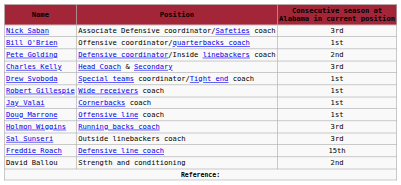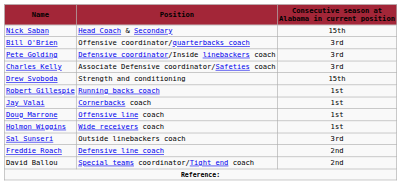(177, 31) Associate Defensive coordinator/Safeties coach -> (125, 31) Head Coach & Secondary
(337, 31) 3rd -> (337, 31) 15th
(337, 43) 1st -> (337, 43) 3rd
(337, 54) 2nd -> (337, 54) 3rd
(125, 66) Head Coach & Secondary -> (177, 66) Associate Defensive coordinator/Safeties coach
(166, 78) Special teams coordinator/Tight end coach -> (132, 78) Strength and conditioning
(337, 78) 1st -> (337, 78) 15th
(121, 90) Wide receivers coach -> (119, 90) Running backs coach
(119, 126) Running backs coach -> (121, 126) Wide receivers coach
(337, 126) 3rd -> (337, 126) 1st
(337, 150) 15th -> (337, 150) 2nd
(132, 162) Strength and conditioning -> (166, 162) Special teams coordinator/Tight end coach
